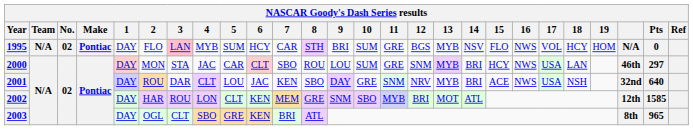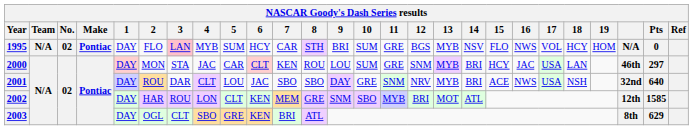(287, 64) SBO -> (287, 64) KEN
(525, 64) NWS -> (525, 64) JAC
(287, 82) KEN -> (287, 82) SBO
(656, 116) 965 -> (656, 116) 629
